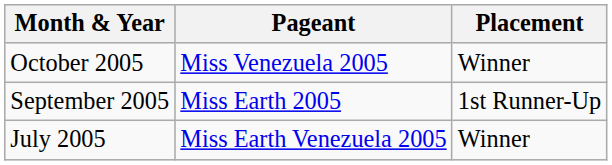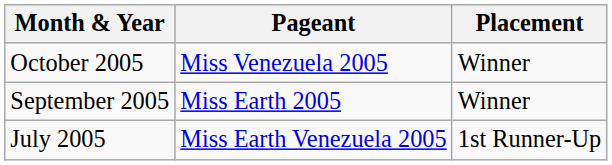(530, 100) 1st Runner-Up -> (494, 100) Winner
(494, 139) Winner -> (530, 139) 1st Runner-Up
